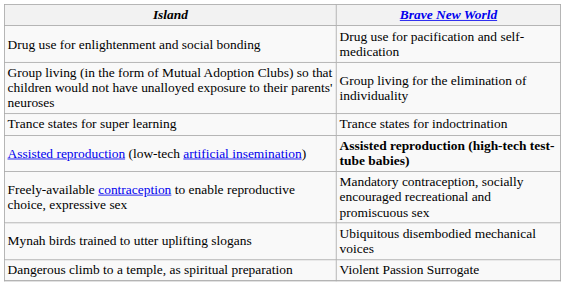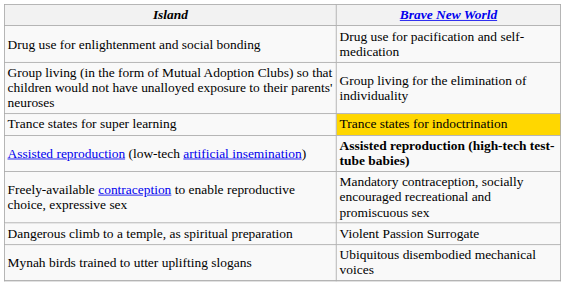(423, 124) no background -> (423, 124) gold background
rows swapped: (150, 270) <-> (130, 241)
